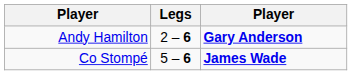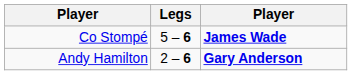rows swapped: (113, 59) <-> (103, 37)
